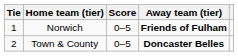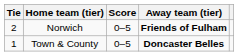(14, 27) 1 -> (14, 27) 2
(14, 43) 2 -> (14, 43) 1
